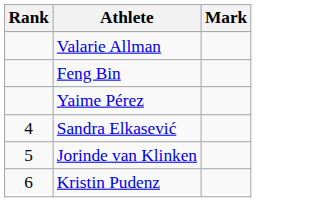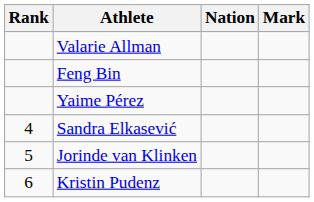+ column: (230, 18)
